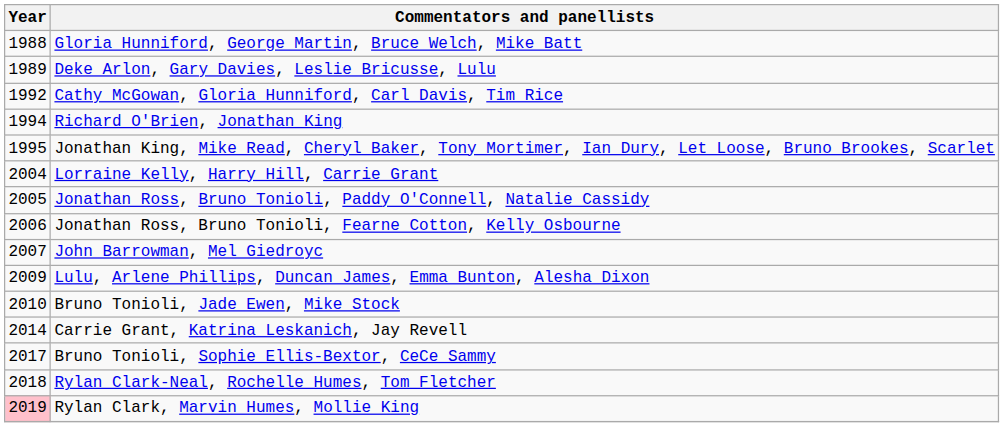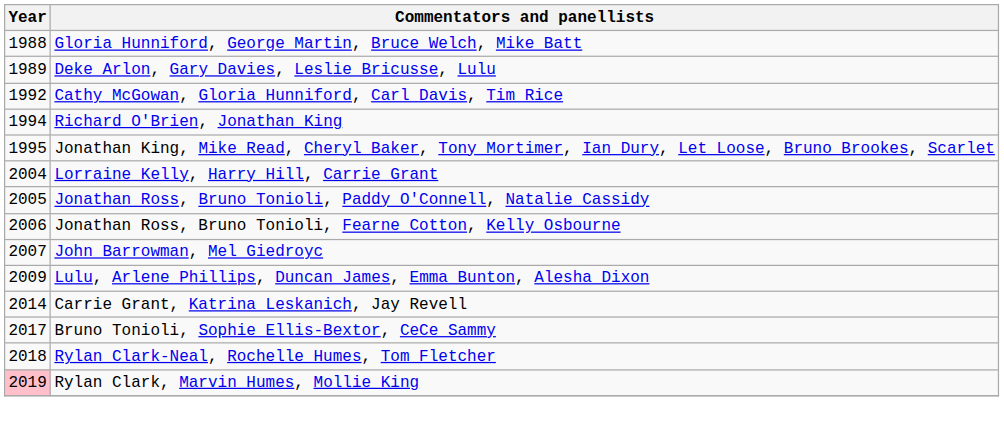- row: (227, 304)
